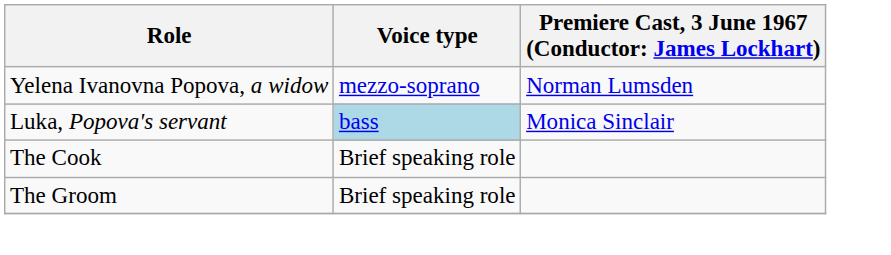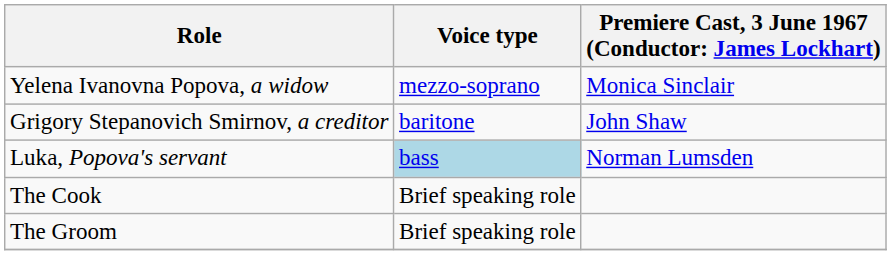(610, 85) Norman Lumsden -> (660, 85) Monica Sinclair
+ row: (199, 121)
(600, 121) Monica Sinclair -> (670, 158) Norman Lumsden
